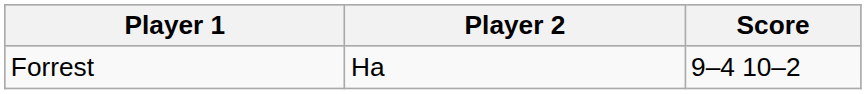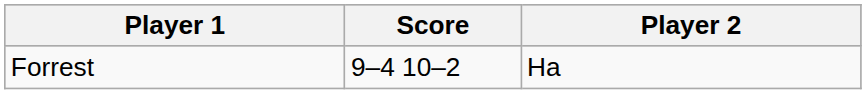columns swapped: (515, 25) <-> (773, 25)
